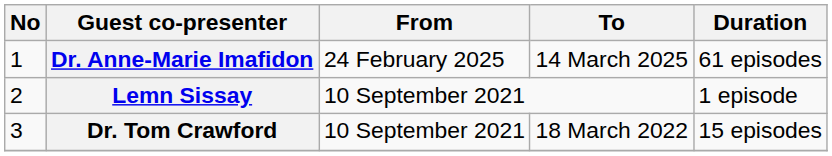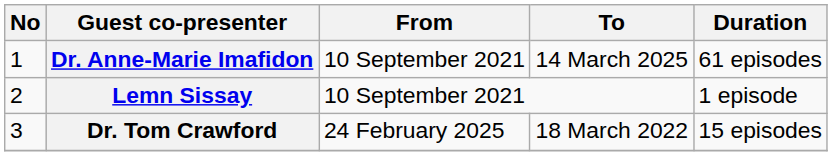(414, 58) 24 February 2025 -> (424, 58) 10 September 2021
(424, 131) 10 September 2021 -> (414, 131) 24 February 2025
